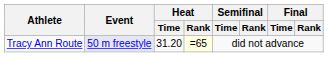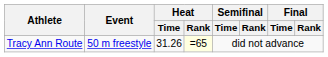(119, 44) lavender background -> (119, 44) no background
(169, 44) 31.20 -> (169, 44) 31.26
